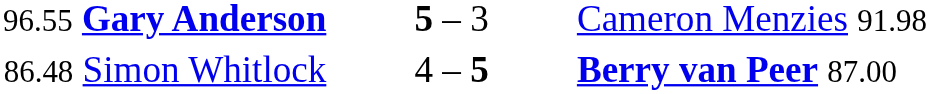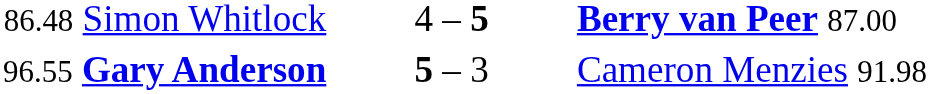rows swapped: (165, 18) <-> (165, 69)
